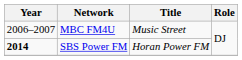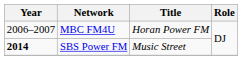(159, 30) Music Street -> (171, 30) Horan Power FM
(171, 47) Horan Power FM -> (159, 47) Music Street
